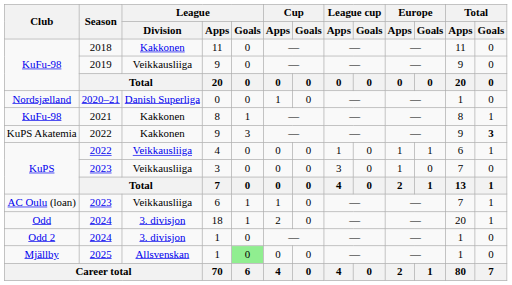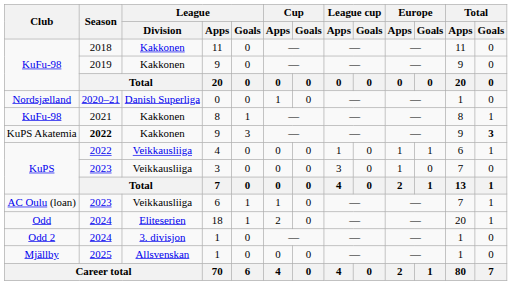(162, 64) Veikkausliiga -> (162, 64) Kakkonen
(101, 133) normal -> (101, 133) bold
(162, 220) 3. divisjon -> (162, 220) Eliteserien
(248, 254) lightgreen background -> (248, 254) no background
